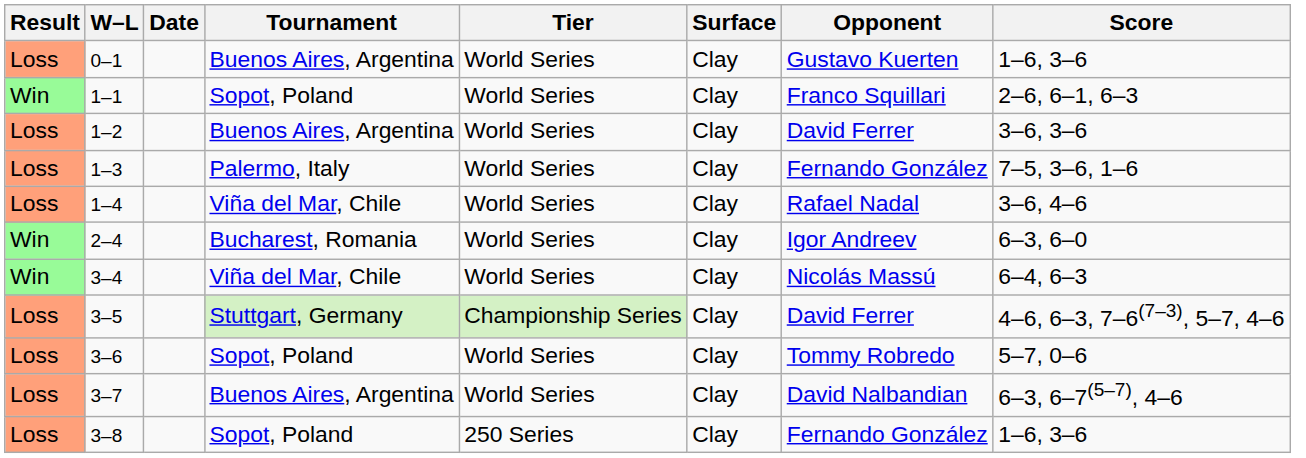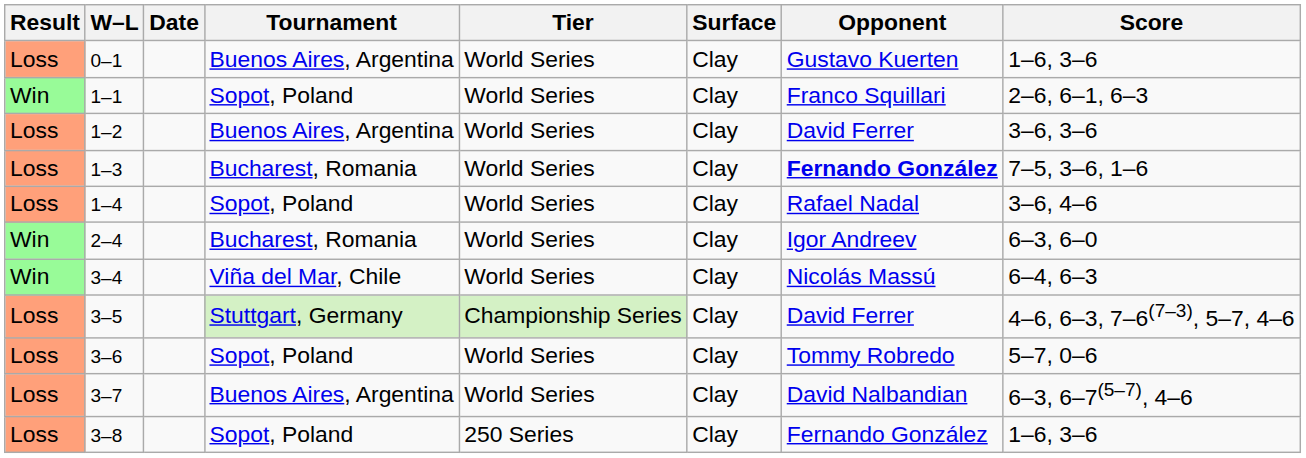(279, 167) Palermo, Italy -> (313, 167) Bucharest, Romania
(887, 167) normal -> (892, 167) bold
(305, 204) Viña del Mar, Chile -> (281, 204) Sopot, Poland
